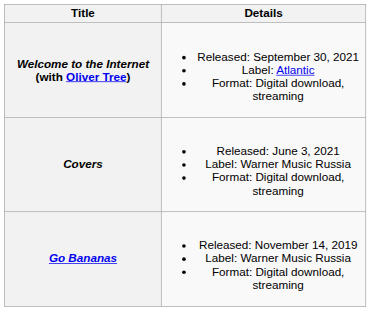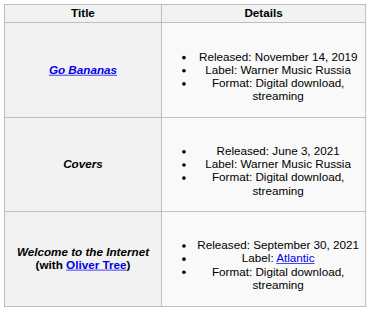rows swapped: (83, 259) <-> (83, 70)
